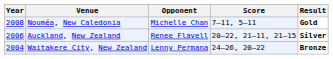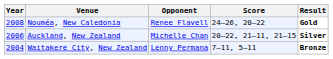(179, 23) Michelle Chan -> (179, 23) Renee Flavell
(234, 23) 7–11, 5–11 -> (238, 23) 24–26, 20–22
(179, 35) Renee Flavell -> (179, 35) Michelle Chan
(238, 47) 24–26, 20–22 -> (234, 47) 7–11, 5–11
